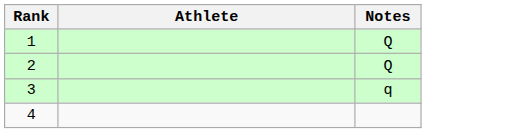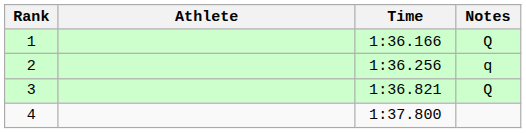+ column: (405, 17)
(388, 66) Q -> (488, 66) q
(388, 91) q -> (488, 91) Q
